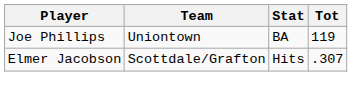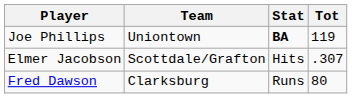(280, 38) normal -> (280, 38) bold
+ row: (52, 82)
